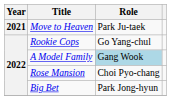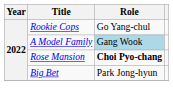- row: (62, 27)
(129, 73) normal -> (129, 57) bold
